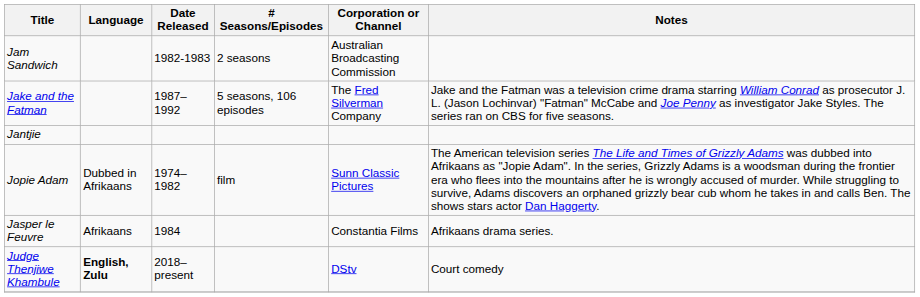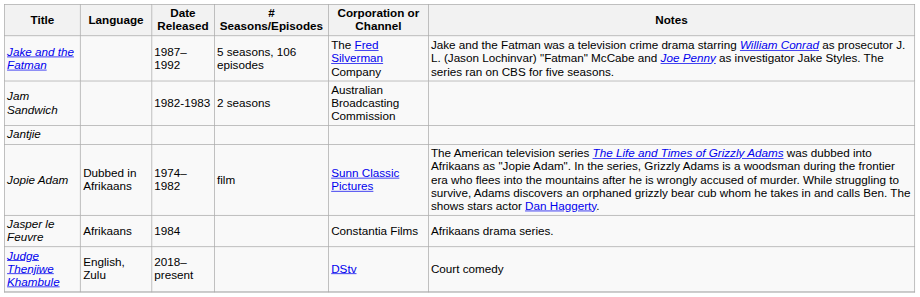rows swapped: (41, 103) <-> (32, 58)
(106, 269) bold -> (104, 269) normal
